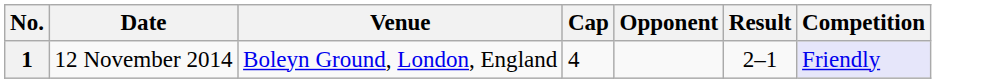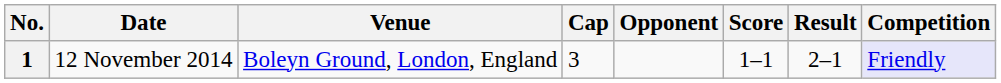+ column: (756, 22)
(574, 59) 4 -> (574, 59) 3
